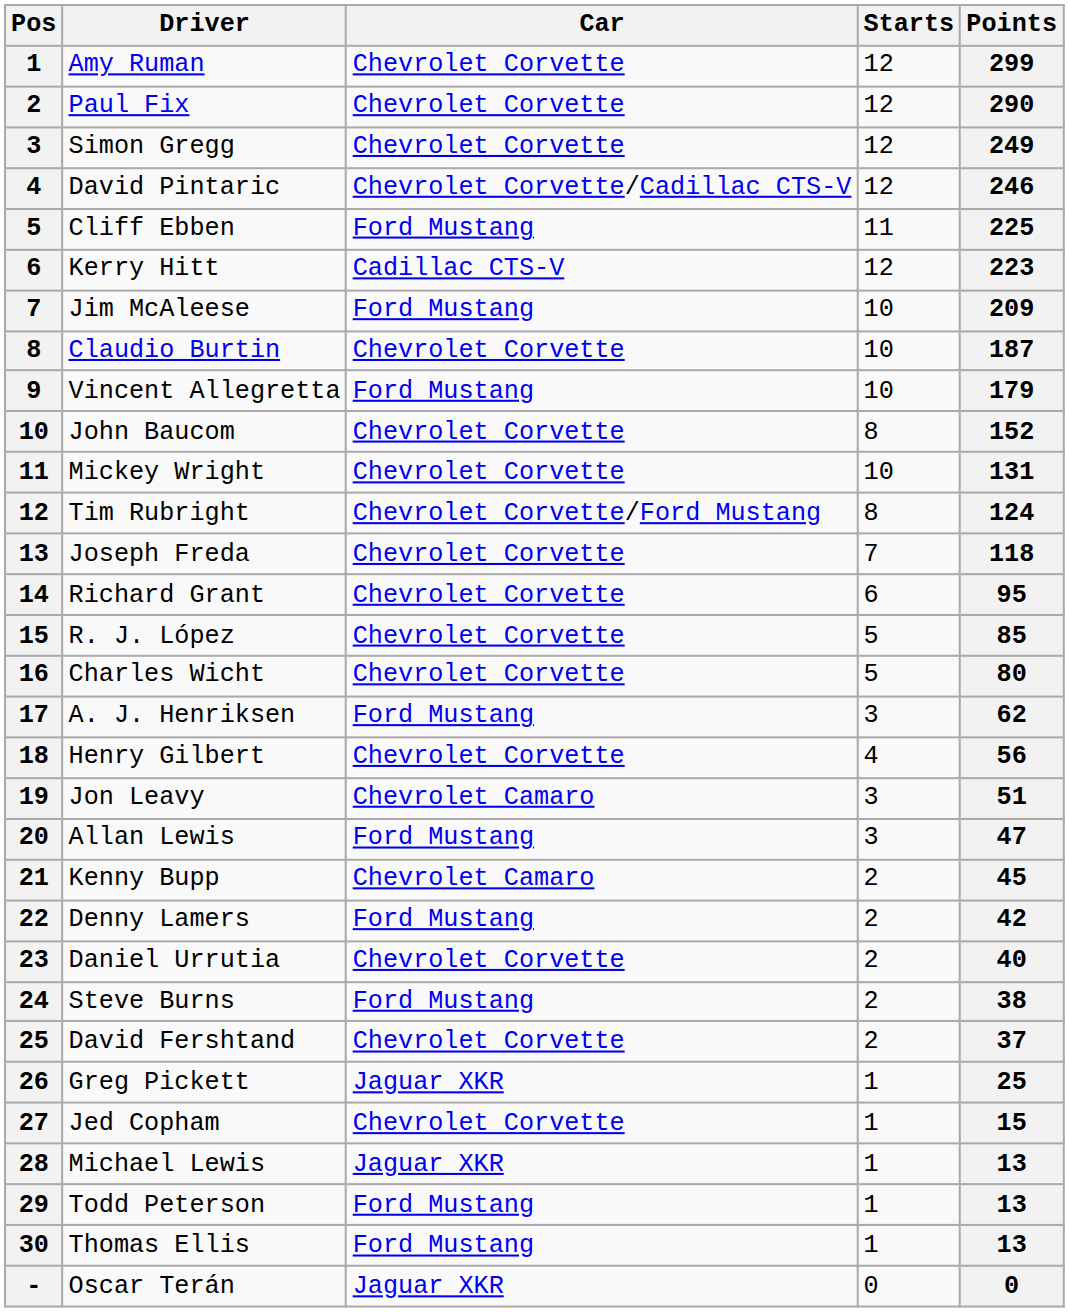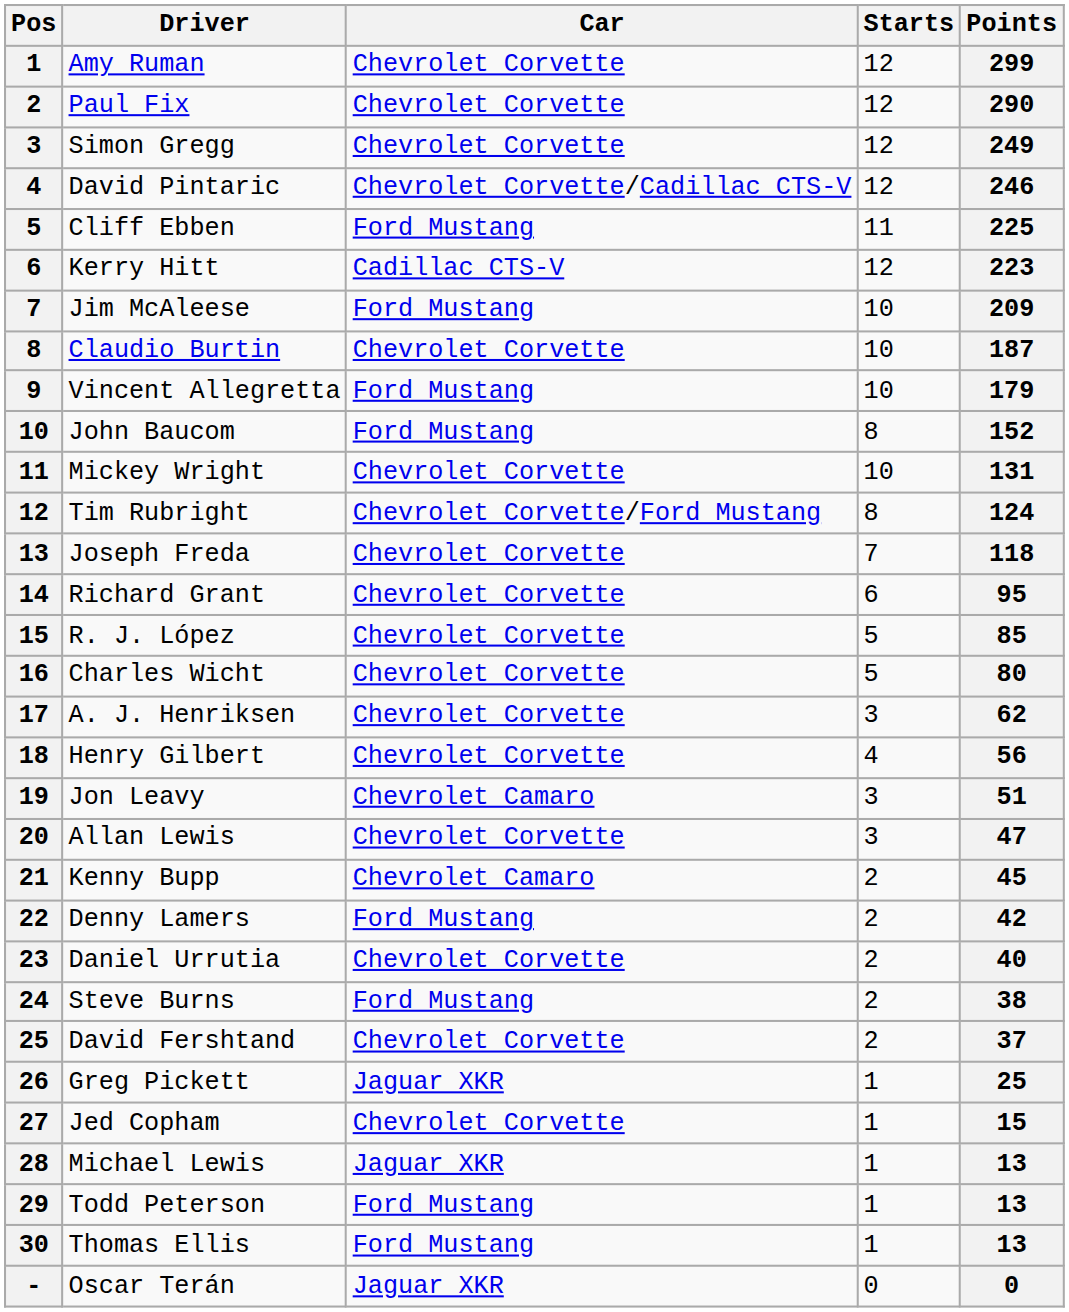(489, 432) Chevrolet Corvette -> (443, 432) Ford Mustang
(443, 717) Ford Mustang -> (489, 717) Chevrolet Corvette
(443, 839) Ford Mustang -> (489, 839) Chevrolet Corvette
